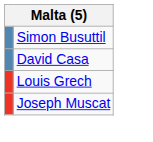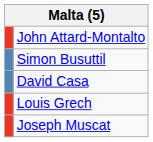+ row: (81, 37)
